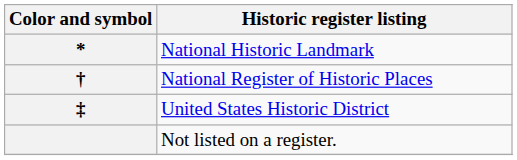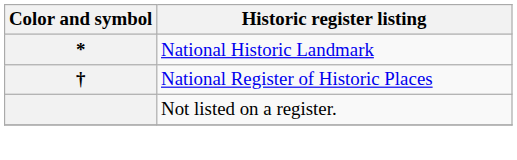- row: (275, 109)
